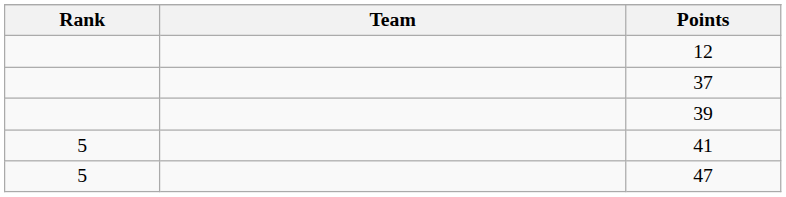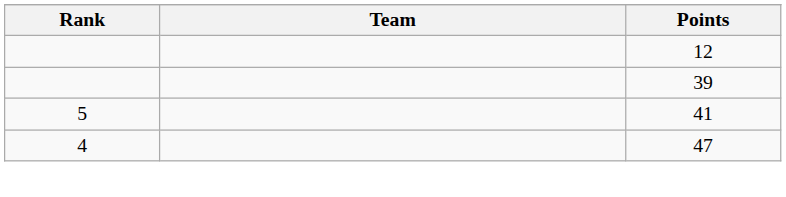- row: (703, 82)
(82, 176) 5 -> (82, 144) 4
